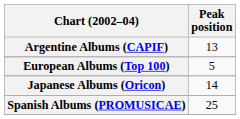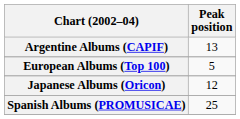(212, 85) 14 -> (212, 85) 12
